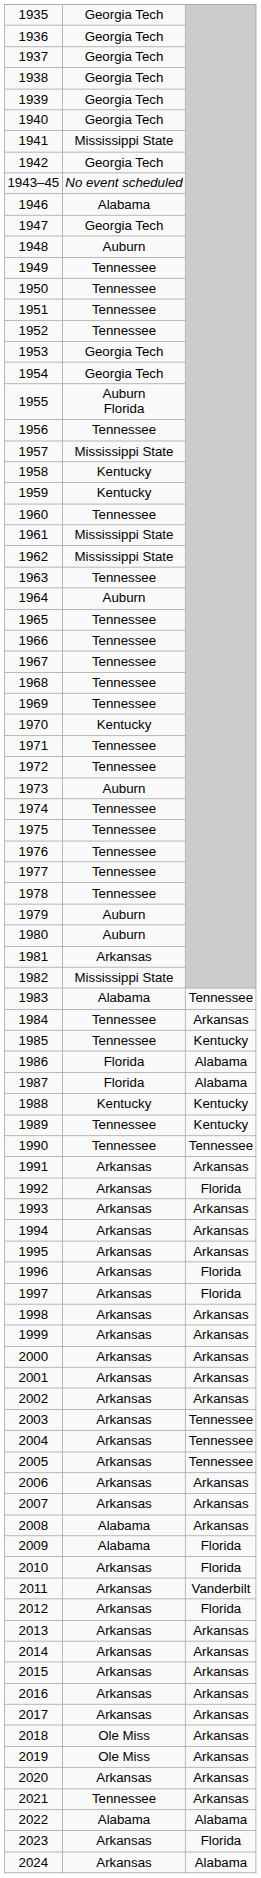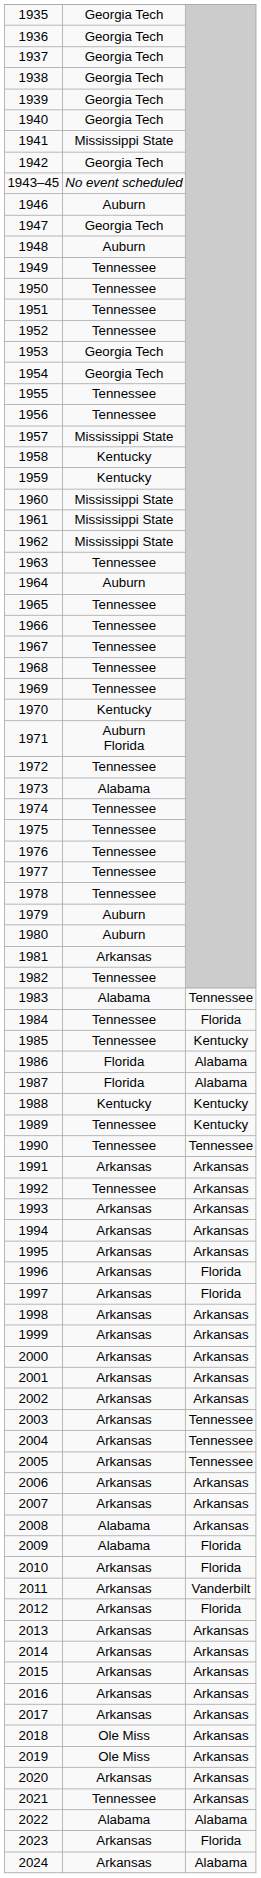(124, 204) Alabama -> (124, 204) Auburn
(124, 401) Auburn Florida -> (124, 394) Tennessee
(124, 514) Tennessee -> (124, 499) Mississippi State
(124, 746) Tennessee -> (124, 738) Auburn Florida
(124, 788) Auburn -> (124, 788) Alabama
(124, 977) Mississippi State -> (124, 977) Tennessee
(221, 1019) Arkansas -> (221, 1019) Florida
(124, 1188) Arkansas -> (124, 1188) Tennessee
(221, 1188) Florida -> (221, 1188) Arkansas
